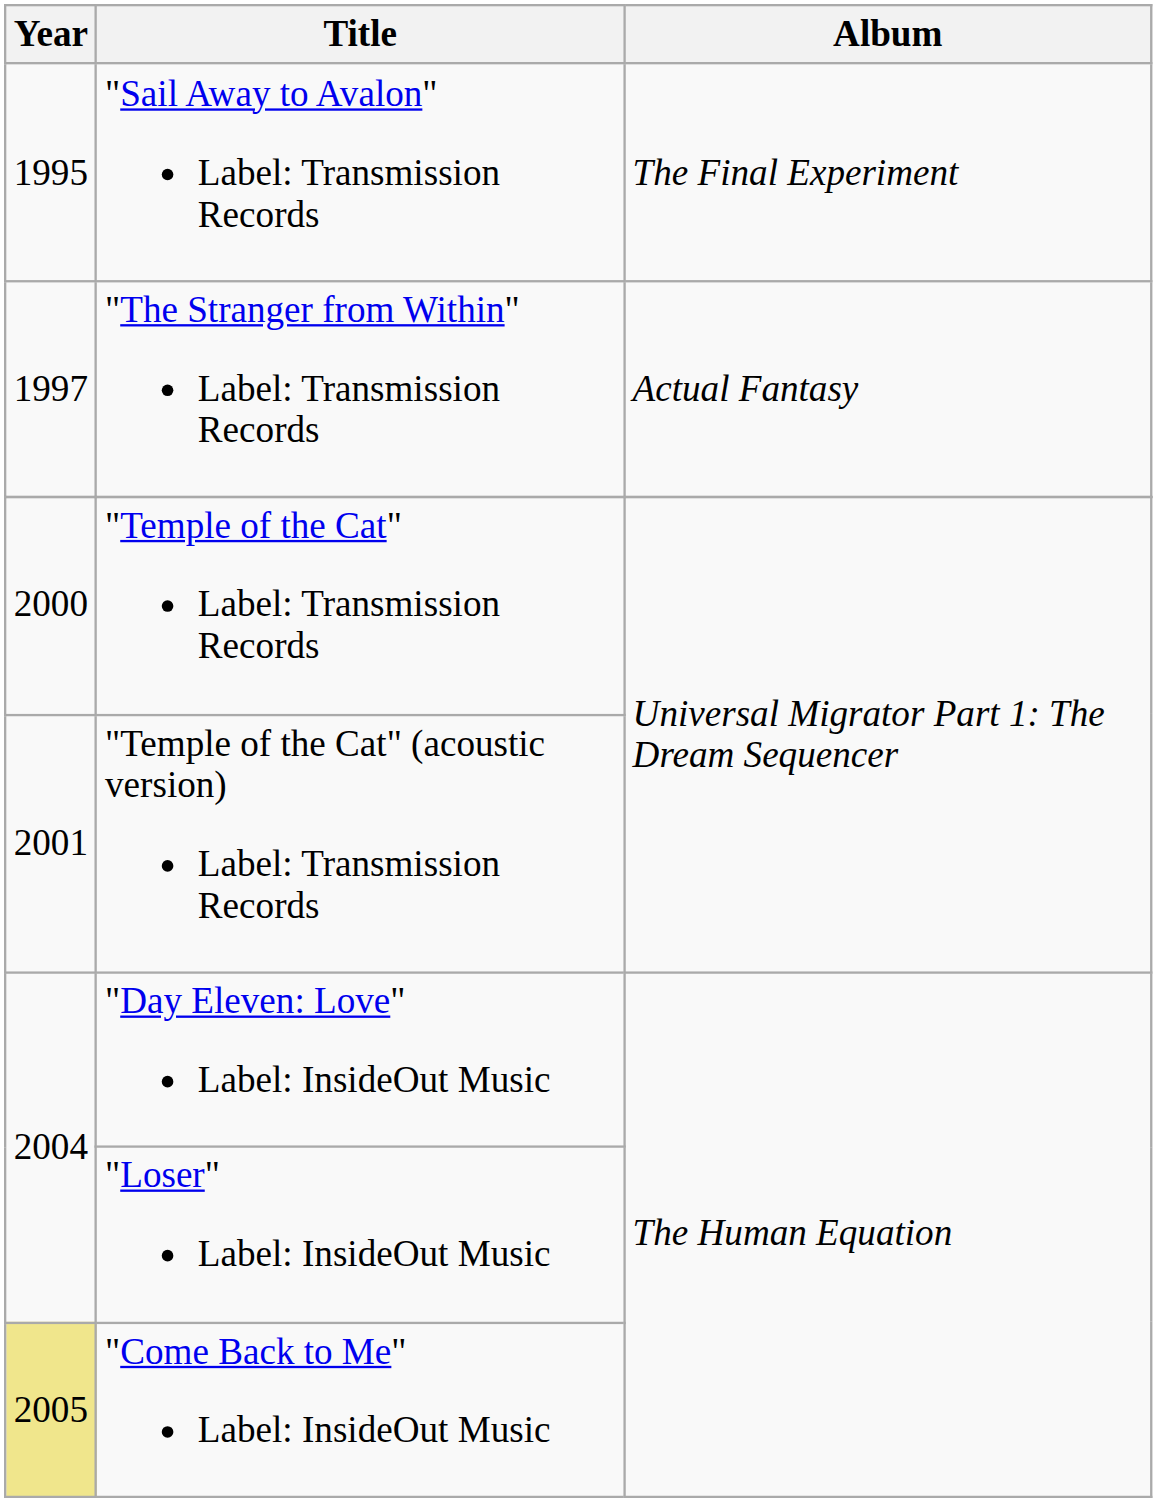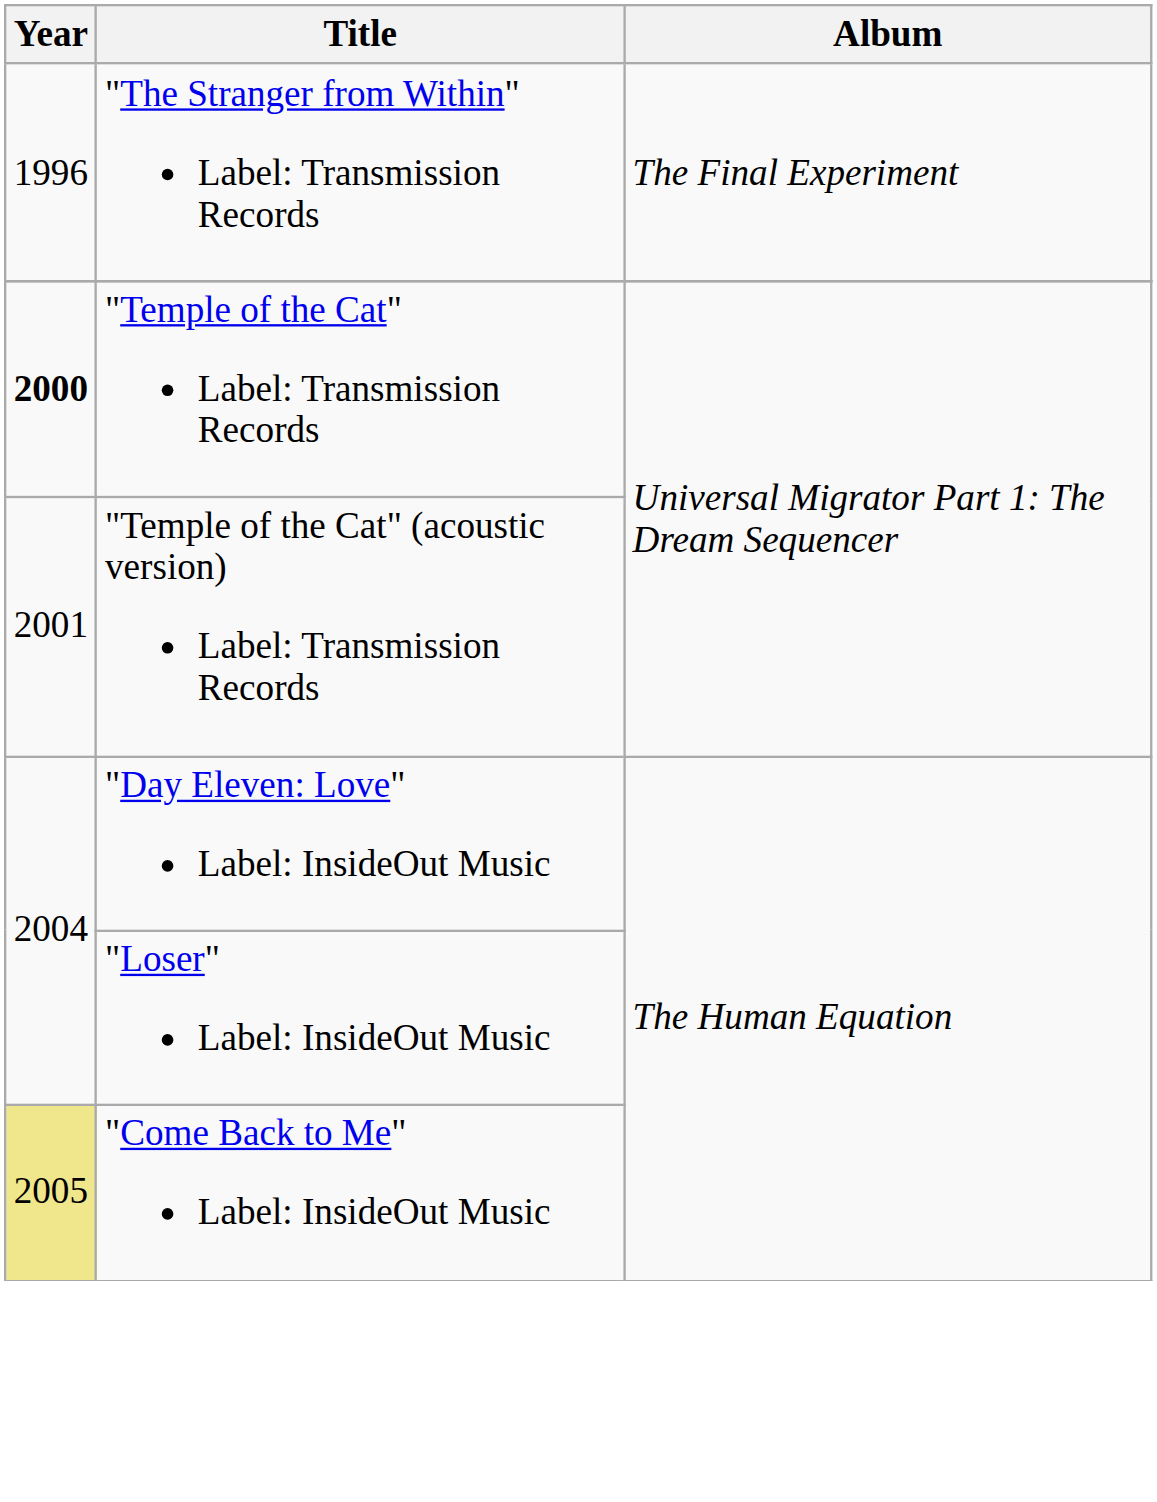- row: (360, 154)
(51, 388) 1997 -> (51, 171) 1996
(745, 388) Actual Fantasy -> (795, 171) The Final Experiment
(51, 604) normal -> (51, 388) bold
